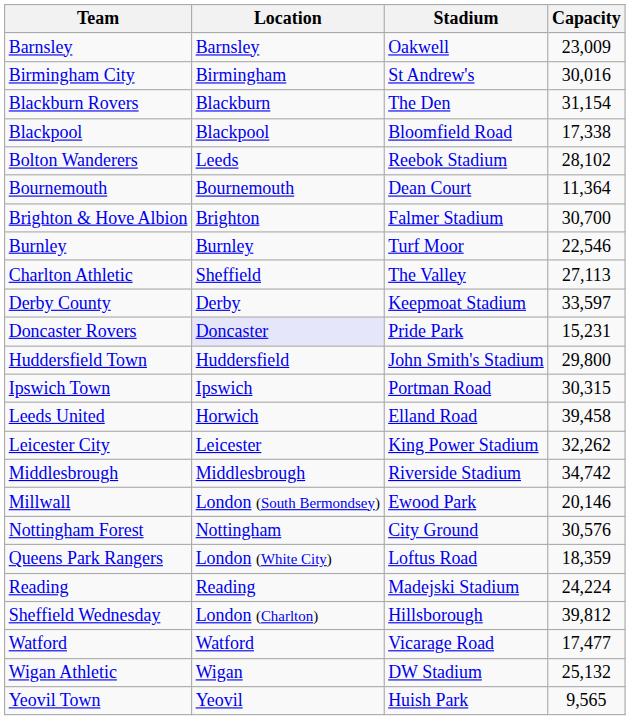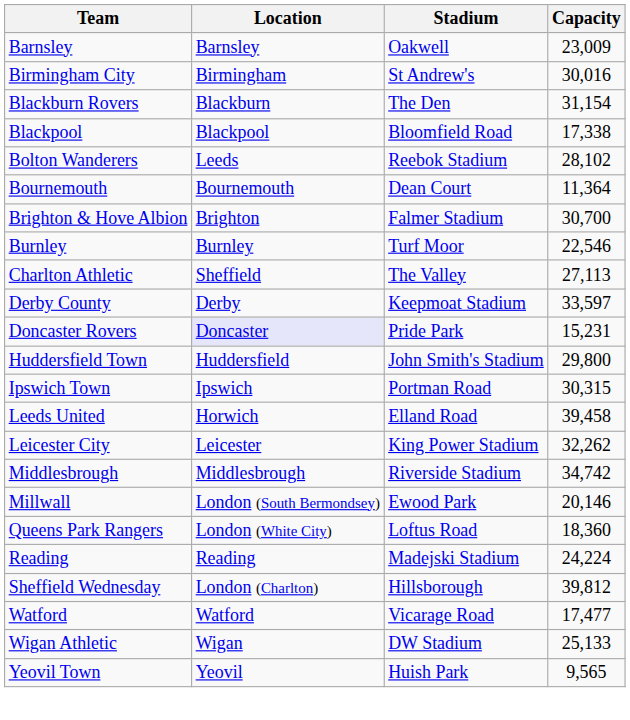- row: (76, 530)
(586, 558) 18,359 -> (586, 530) 18,360
(586, 672) 25,132 -> (586, 643) 25,133
